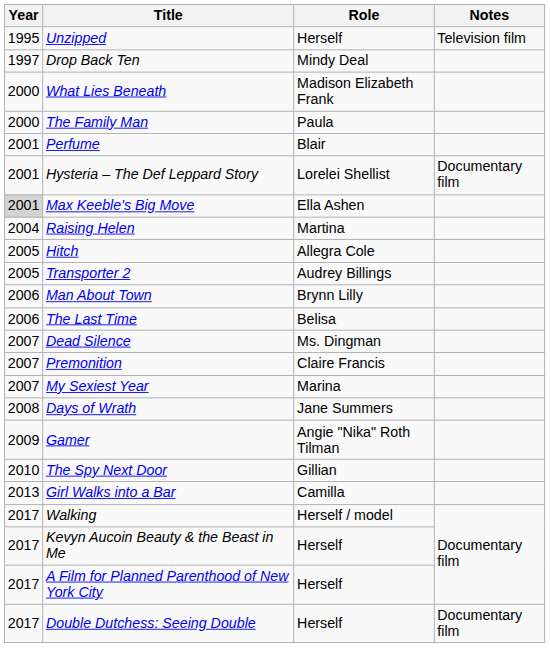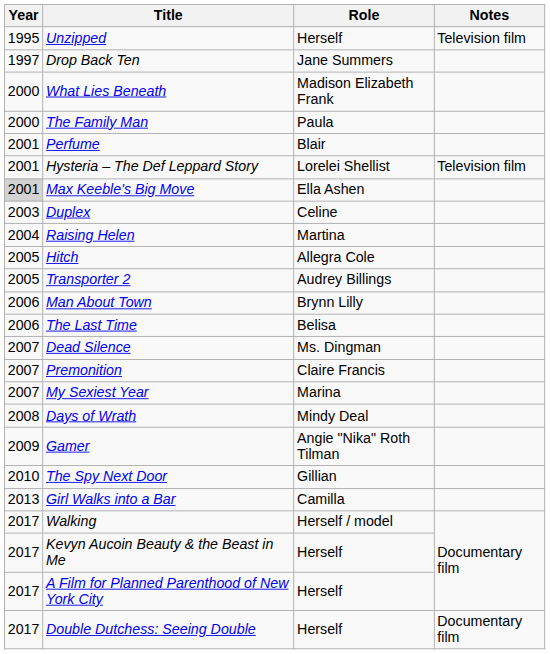(333, 60) Mindy Deal -> (345, 60) Jane Summers
(480, 175) Documentary film -> (482, 167) Television film
+ row: (68, 212)
(345, 409) Jane Summers -> (333, 415) Mindy Deal
